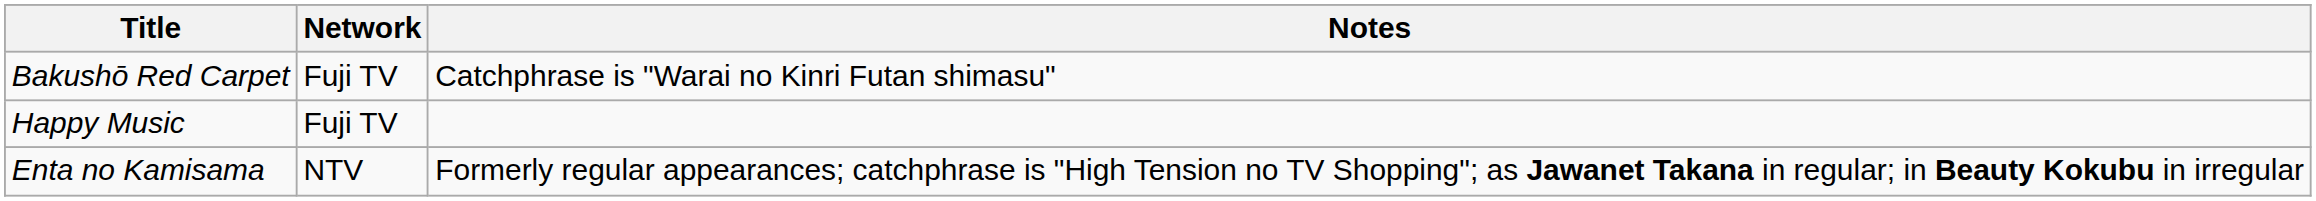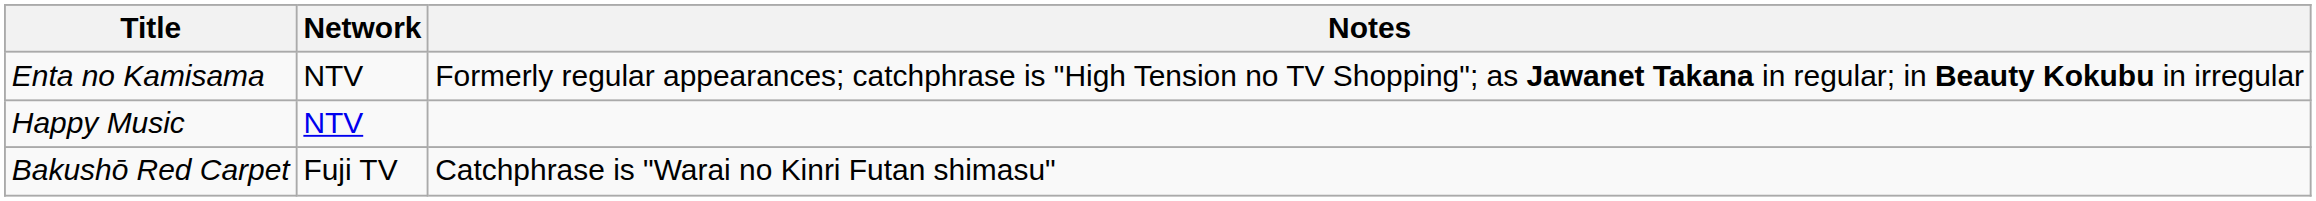rows swapped: (151, 75) <-> (138, 170)
(350, 123) Fuji TV -> (333, 123) NTV
